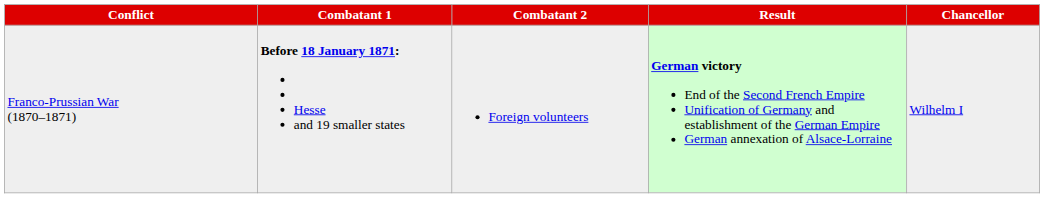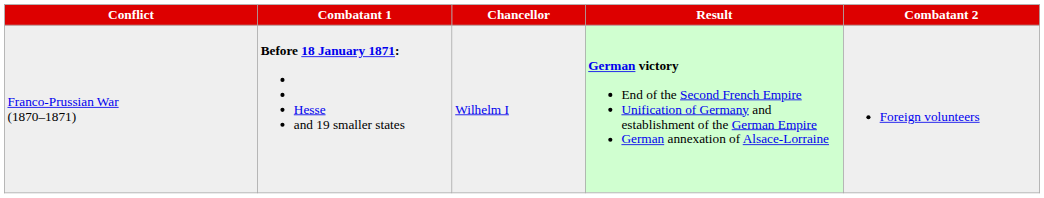columns swapped: (550, 15) <-> (973, 15)
